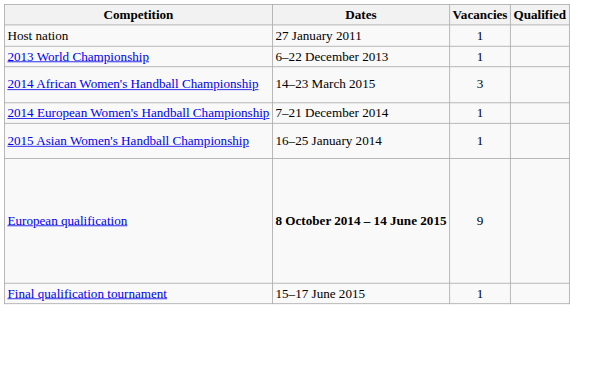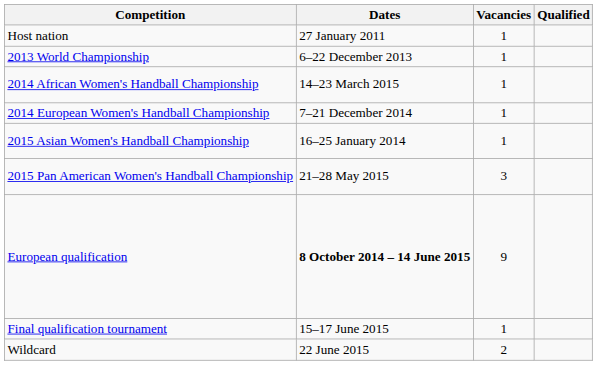(480, 84) 3 -> (504, 84) 1
+ row: (150, 176)
+ row: (32, 349)
